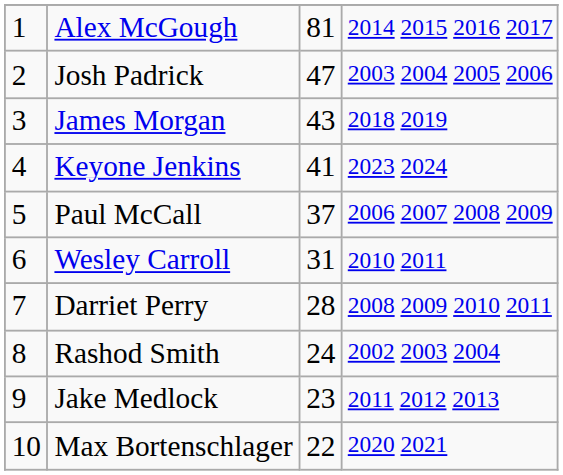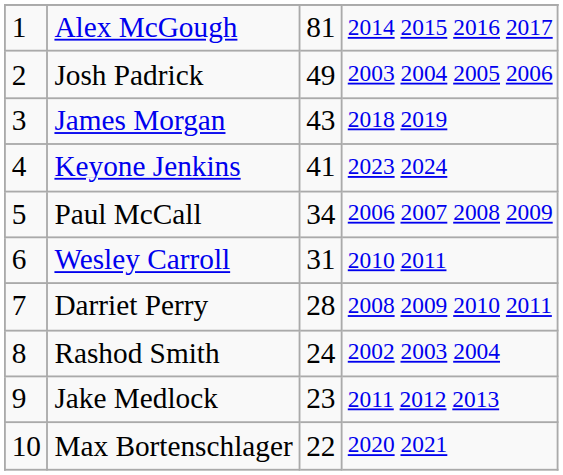(321, 74) 47 -> (321, 74) 49
(321, 213) 37 -> (321, 213) 34
